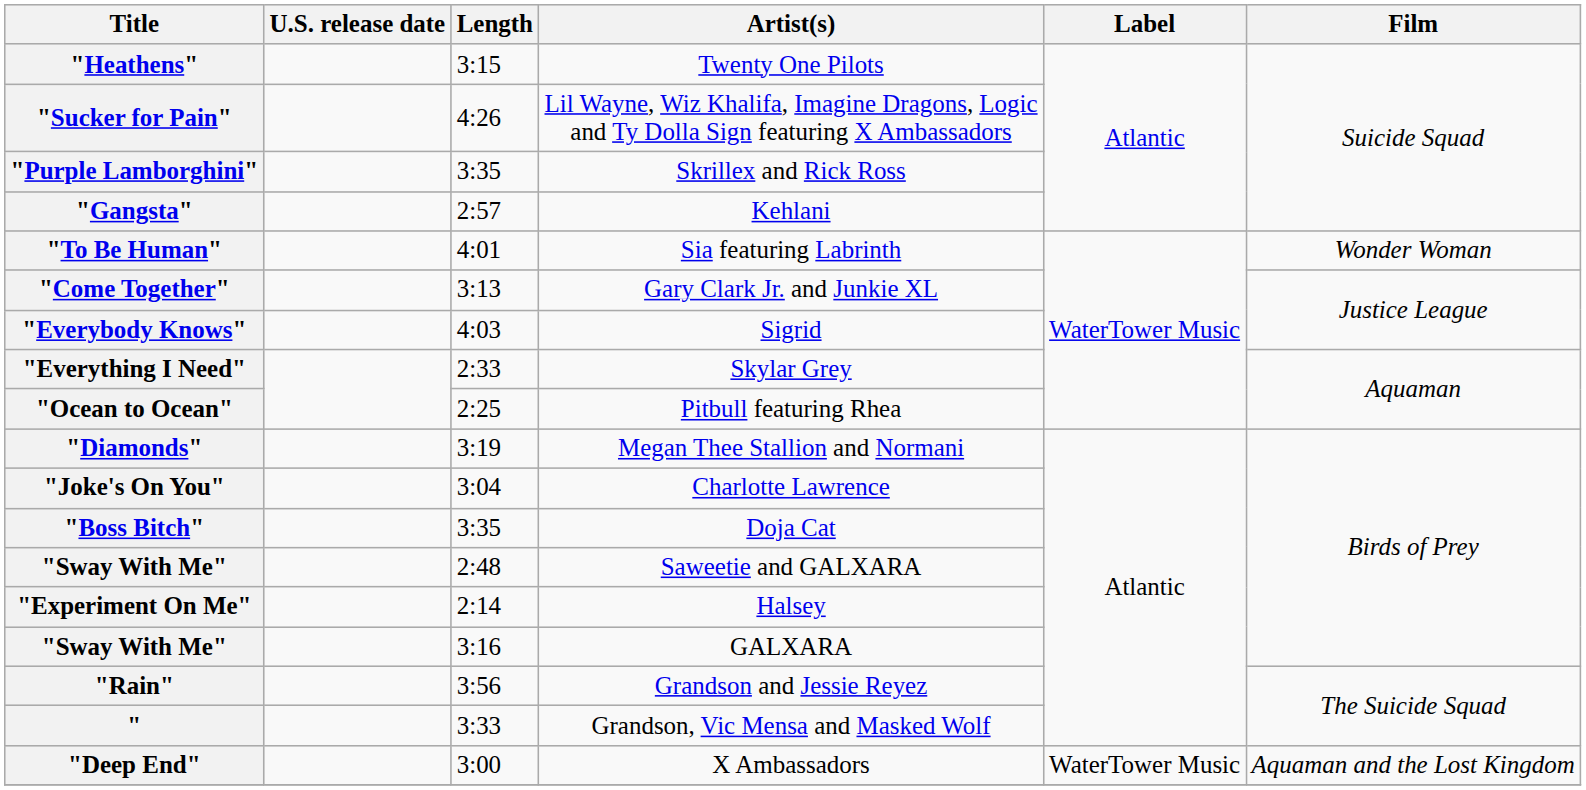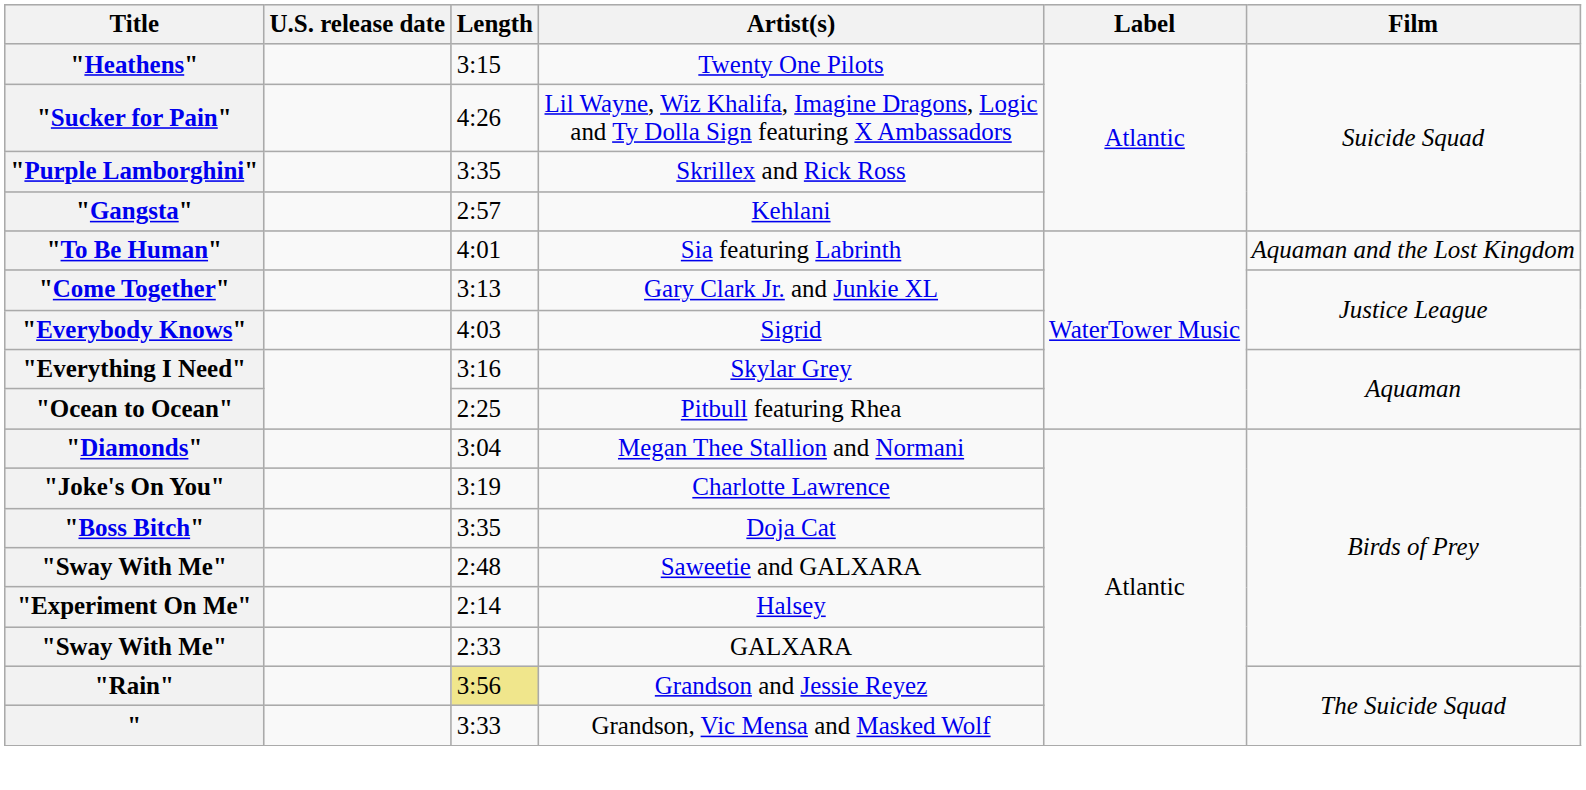(1413, 250) Wonder Woman -> (1413, 250) Aquaman and the Lost Kingdom
(479, 369) 2:33 -> (479, 369) 3:16
(479, 448) 3:19 -> (479, 448) 3:04
(479, 487) 3:04 -> (479, 487) 3:19
(479, 646) 3:16 -> (479, 646) 2:33
(479, 685) no background -> (479, 685) khaki background
- row: (134, 764)
